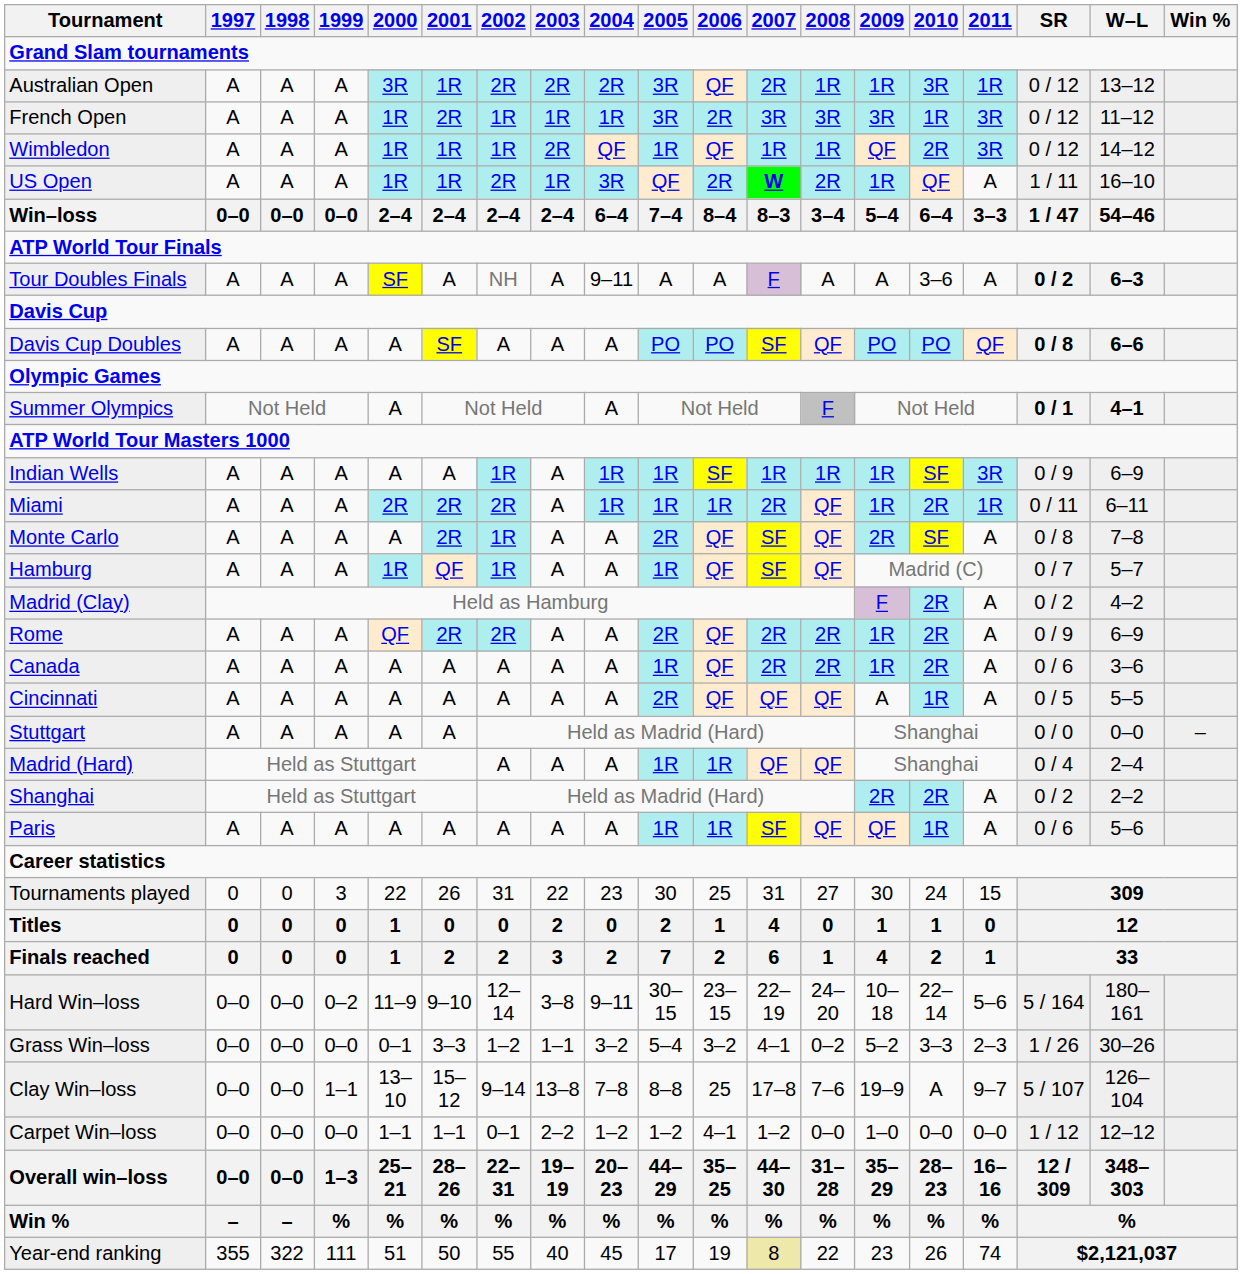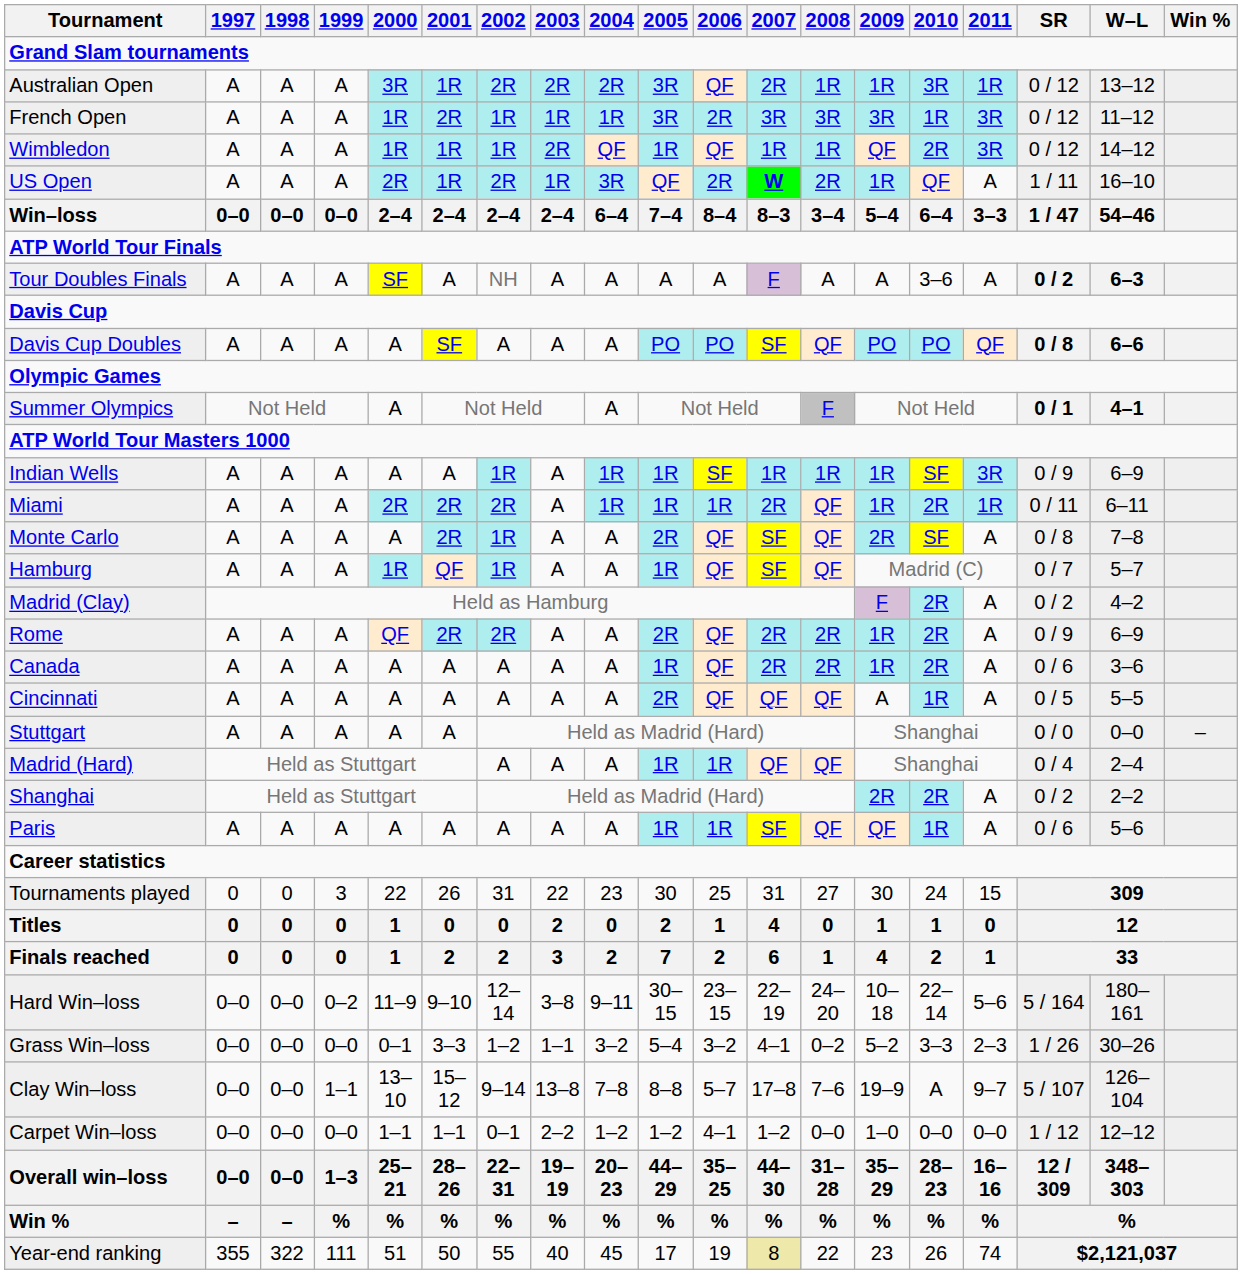(395, 181) 1R -> (395, 181) 2R
(612, 278) 9–11 -> (612, 278) A
(720, 1089) 25 -> (720, 1089) 5–7
